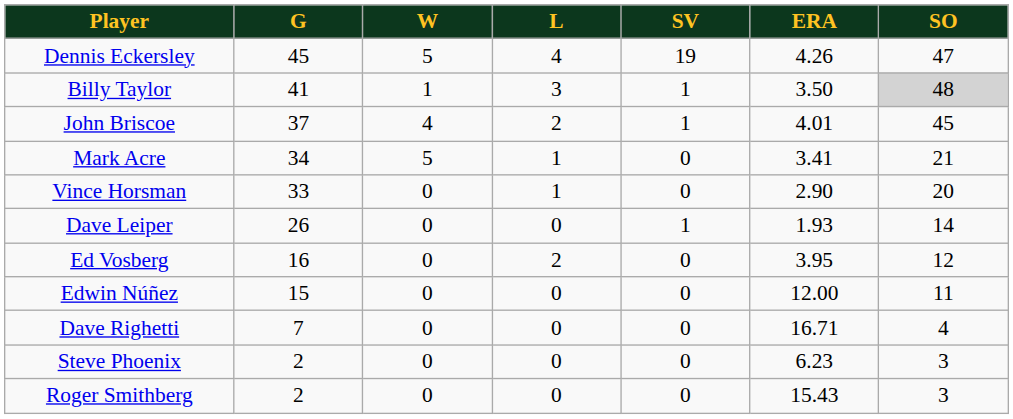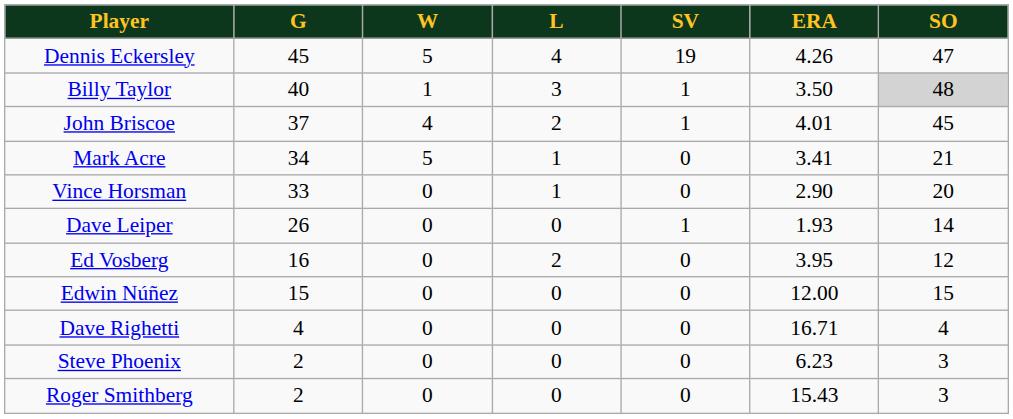(298, 89) 41 -> (298, 89) 40
(943, 293) 11 -> (943, 293) 15
(298, 327) 7 -> (298, 327) 4
